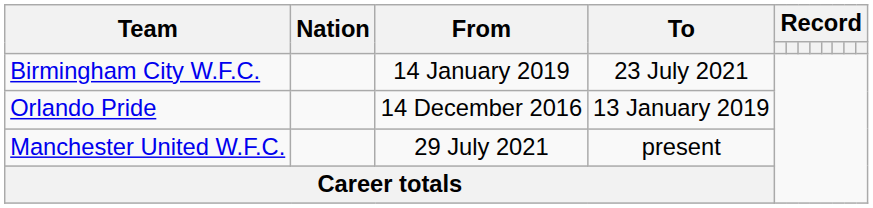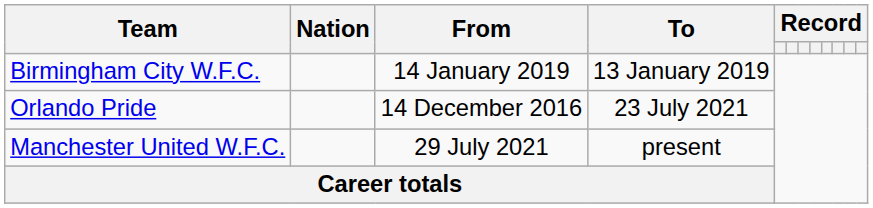(681, 71) 23 July 2021 -> (681, 71) 13 January 2019
(681, 109) 13 January 2019 -> (681, 109) 23 July 2021
